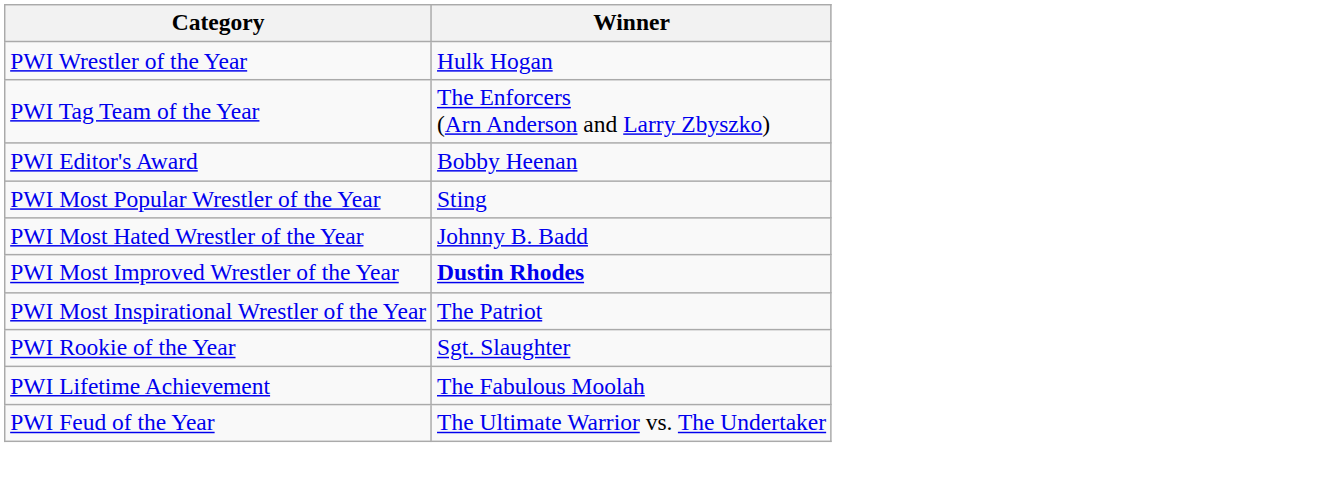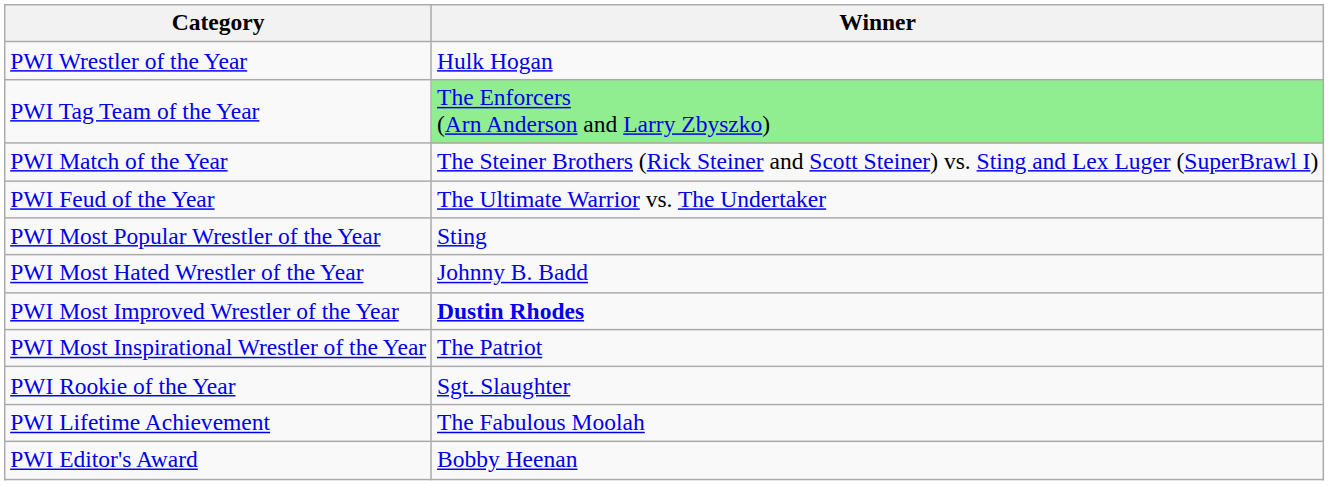(604, 110) no background -> (604, 110) lightgreen background
+ row: (119, 161)
rows swapped: (112, 422) <-> (104, 161)
